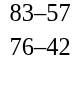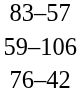+ row: (40, 46)
